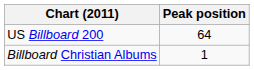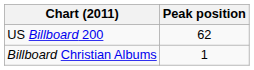(204, 34) 64 -> (204, 34) 62
